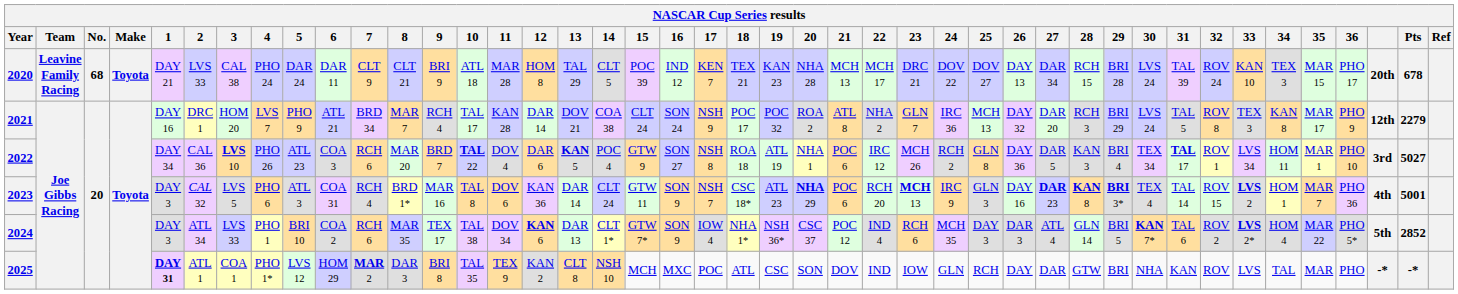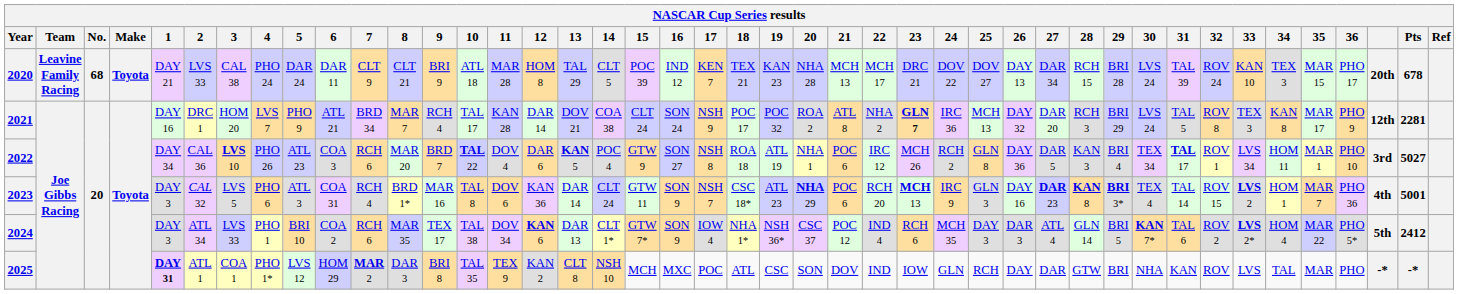(915, 119) normal -> (915, 120) bold
(1413, 120) 2279 -> (1413, 120) 2281
(1413, 232) 2852 -> (1413, 232) 2412
